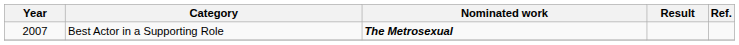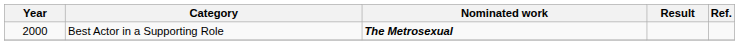(35, 31) 2007 -> (35, 31) 2000
